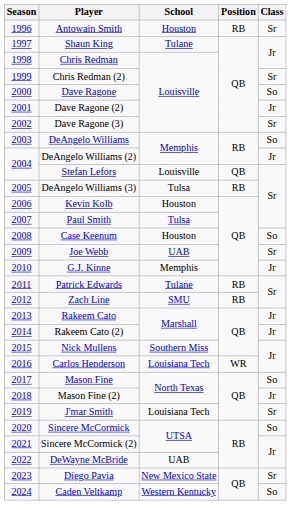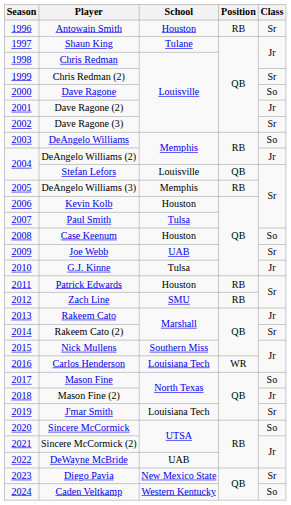(179, 188) Tulsa -> (179, 188) Memphis
(179, 268) Memphis -> (179, 268) Tulsa
(179, 284) Tulane -> (179, 284) Houston
(272, 332) Jr -> (272, 332) Sr
